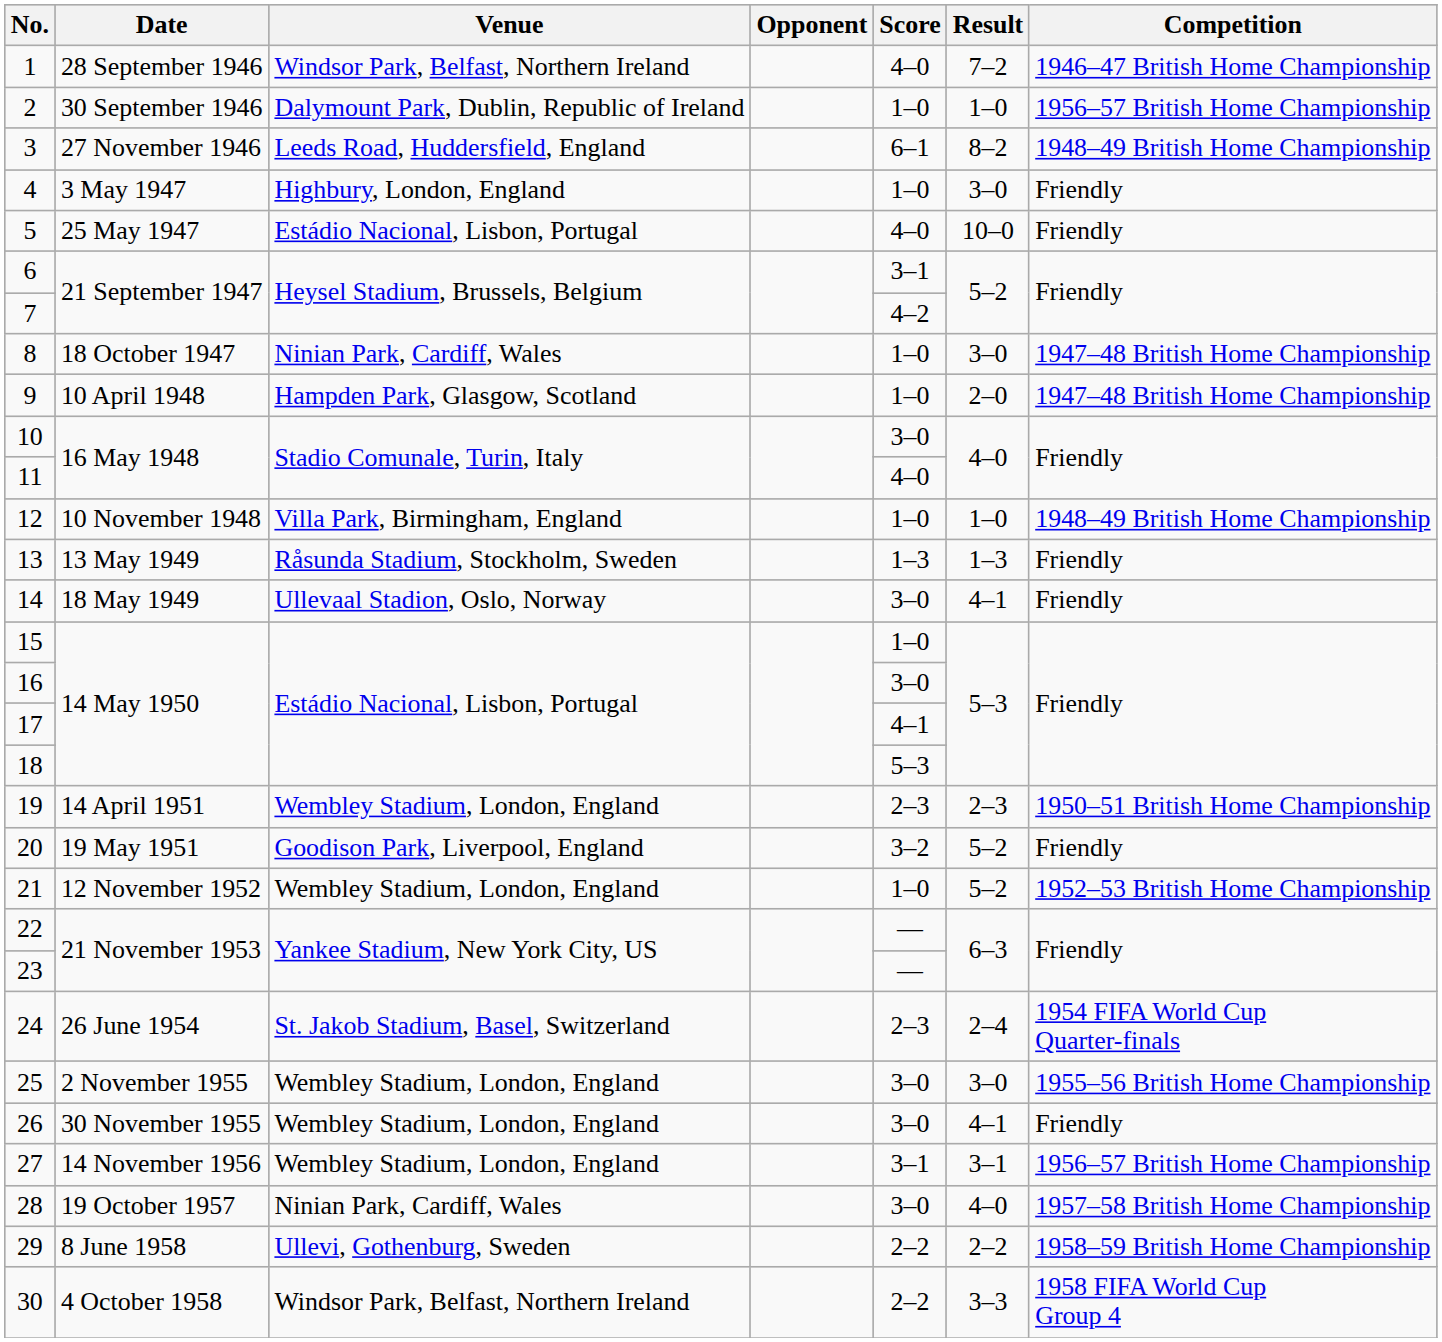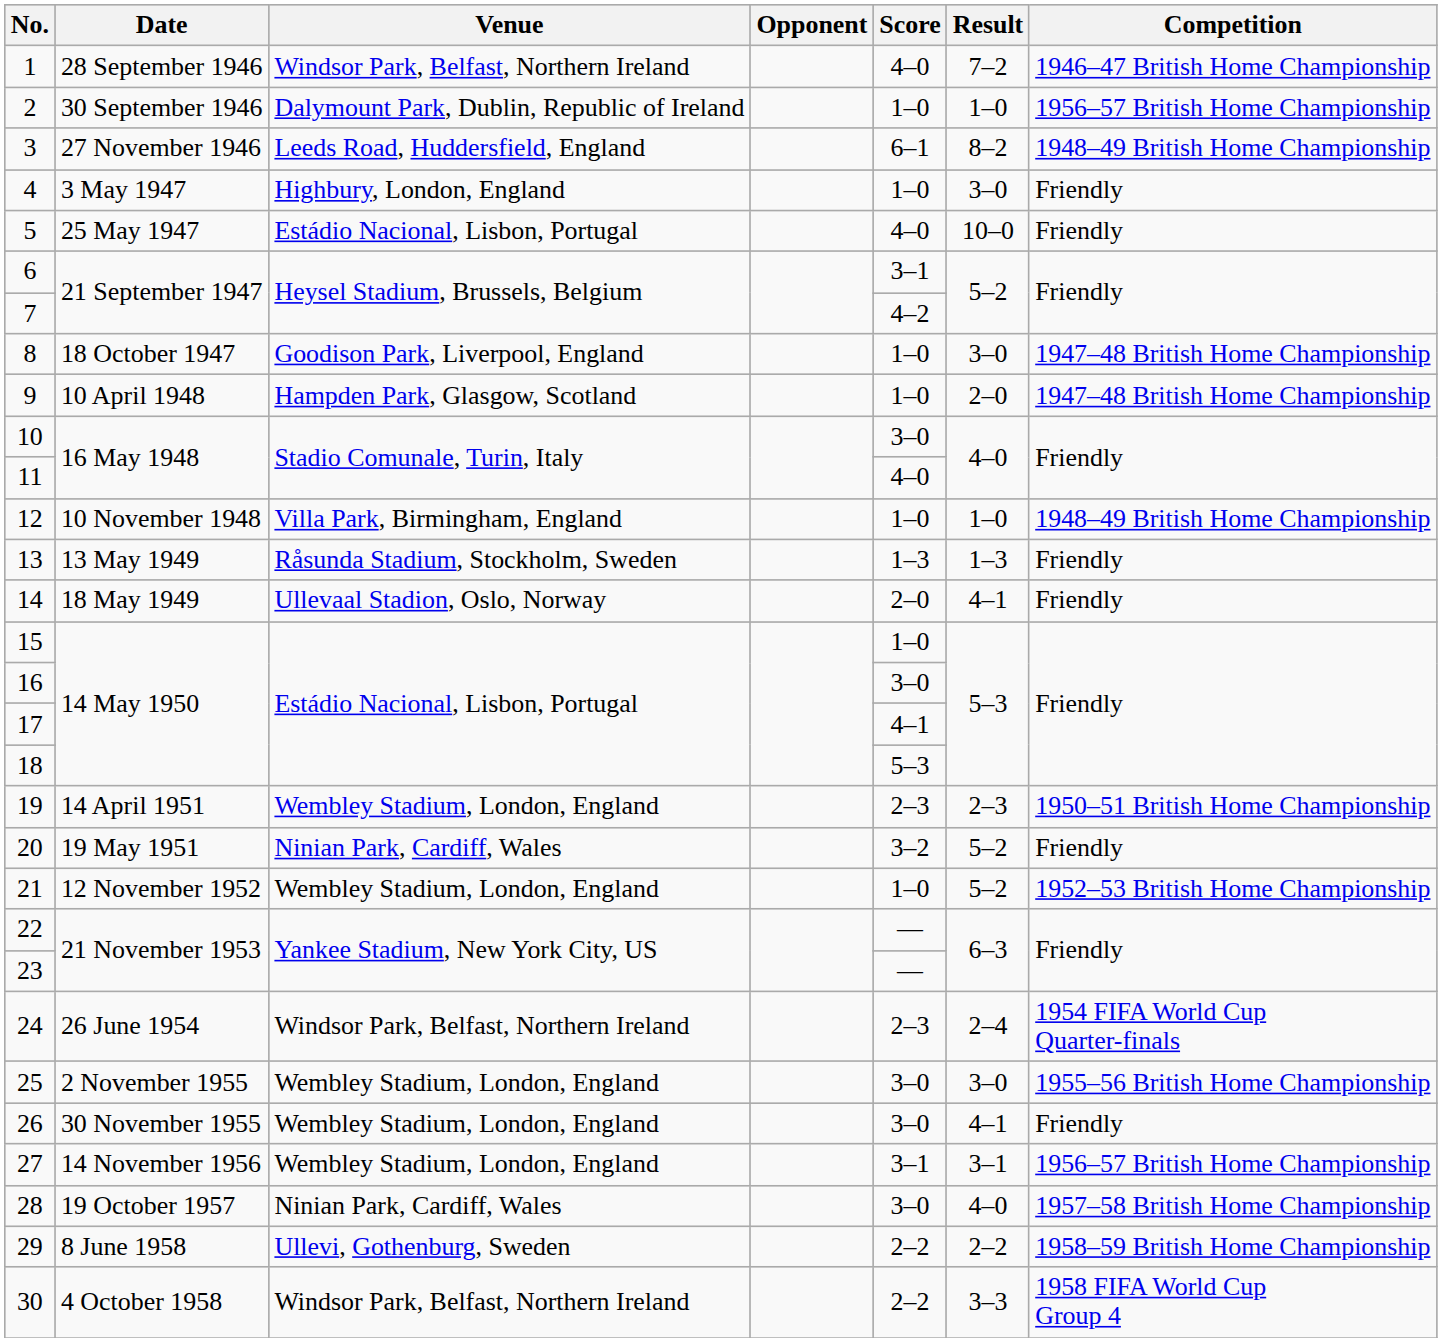(418, 353) Ninian Park, Cardiff, Wales -> (459, 353) Goodison Park, Liverpool, England
(910, 600) 3–0 -> (910, 600) 2–0
(459, 847) Goodison Park, Liverpool, England -> (418, 847) Ninian Park, Cardiff, Wales
(472, 1026) St. Jakob Stadium, Basel, Switzerland -> (482, 1026) Windsor Park, Belfast, Northern Ireland
